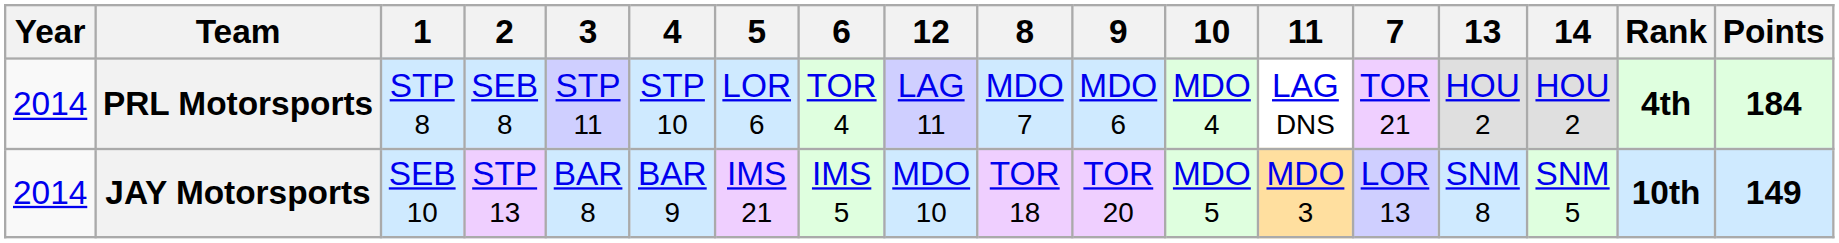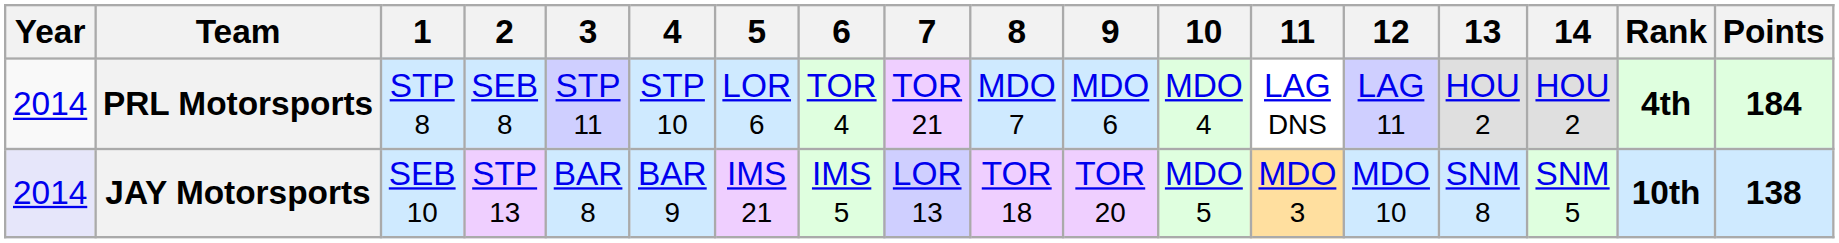columns swapped: (1395, 32) <-> (931, 32)
(50, 193) no background -> (50, 193) lavender background
(1774, 193) 149 -> (1774, 193) 138
